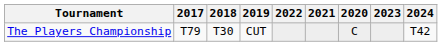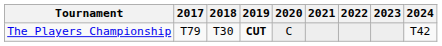columns swapped: (355, 14) <-> (289, 14)
(256, 32) normal -> (256, 32) bold
